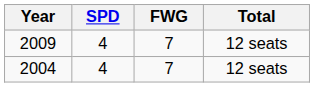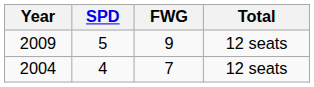(103, 43) 4 -> (103, 43) 5
(169, 43) 7 -> (169, 43) 9
